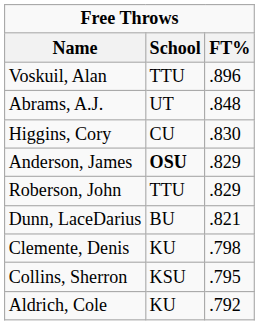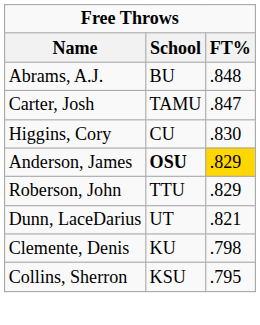- row: (58, 76)
(162, 104) UT -> (162, 76) BU
+ row: (52, 104)
(225, 162) no background -> (226, 162) gold background
(162, 219) BU -> (162, 219) UT
- row: (58, 305)
